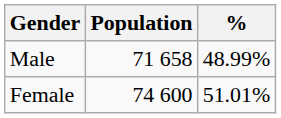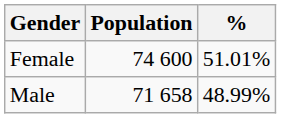rows swapped: (42, 94) <-> (32, 58)
